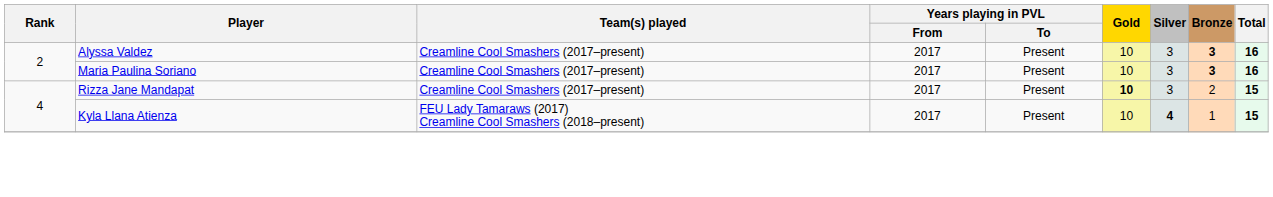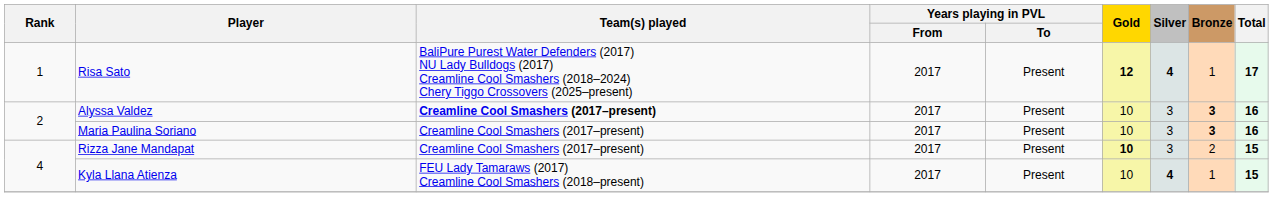+ row: (104, 72)
(532, 52) normal -> (538, 111) bold
